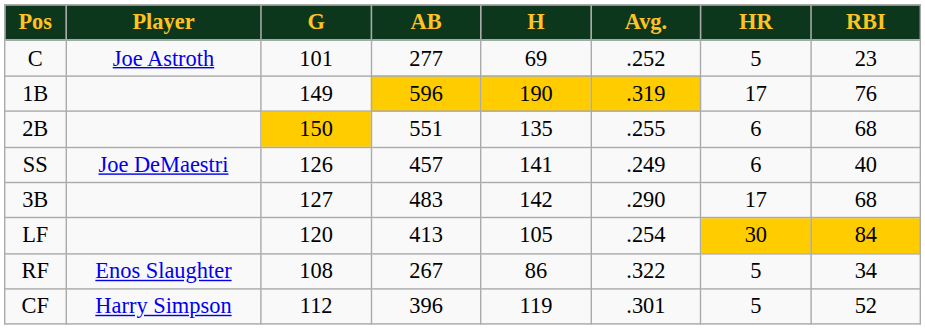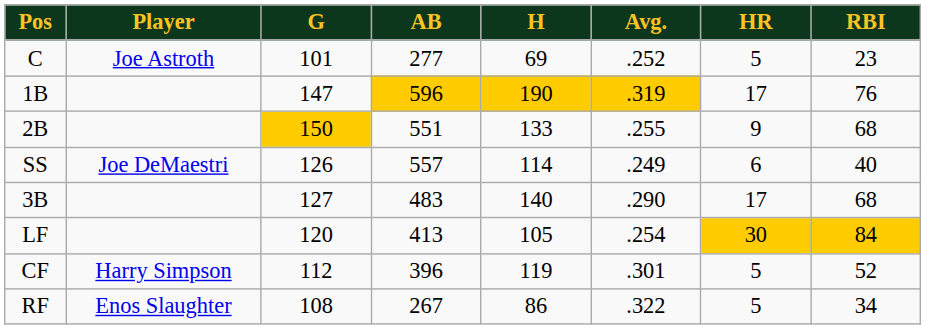(316, 93) 149 -> (316, 93) 147
(536, 128) 135 -> (536, 128) 133
(756, 128) 6 -> (756, 128) 9
(426, 164) 457 -> (426, 164) 557
(536, 164) 141 -> (536, 164) 114
(536, 199) 142 -> (536, 199) 140
rows swapped: (35, 306) <-> (35, 270)
